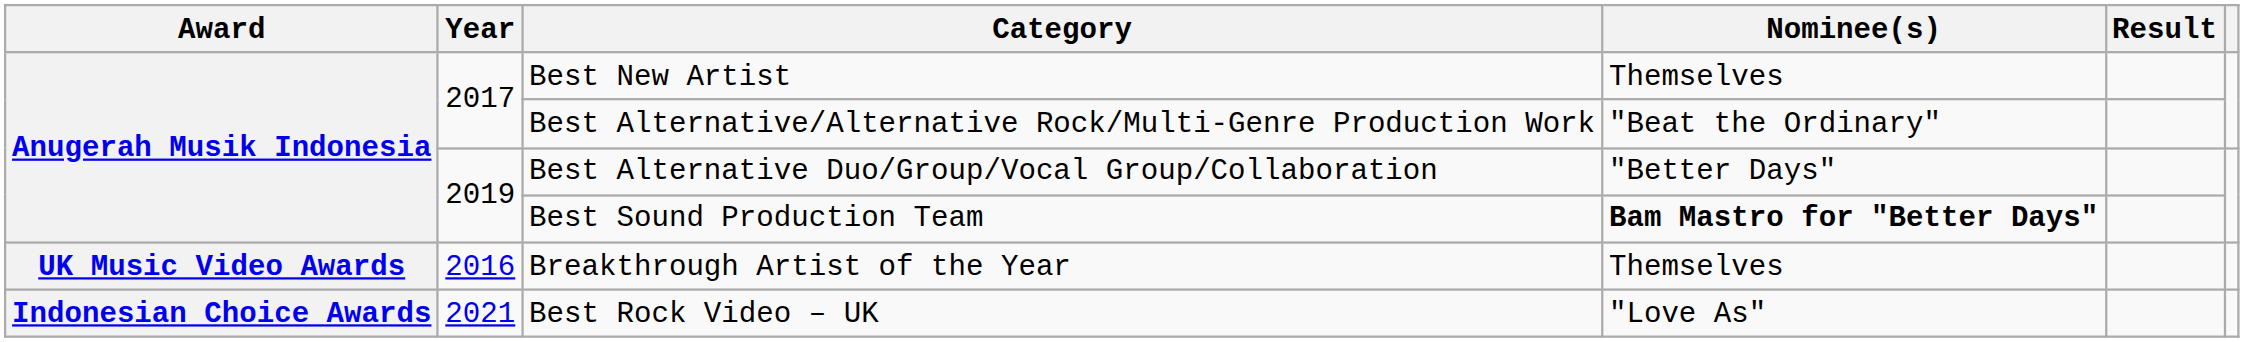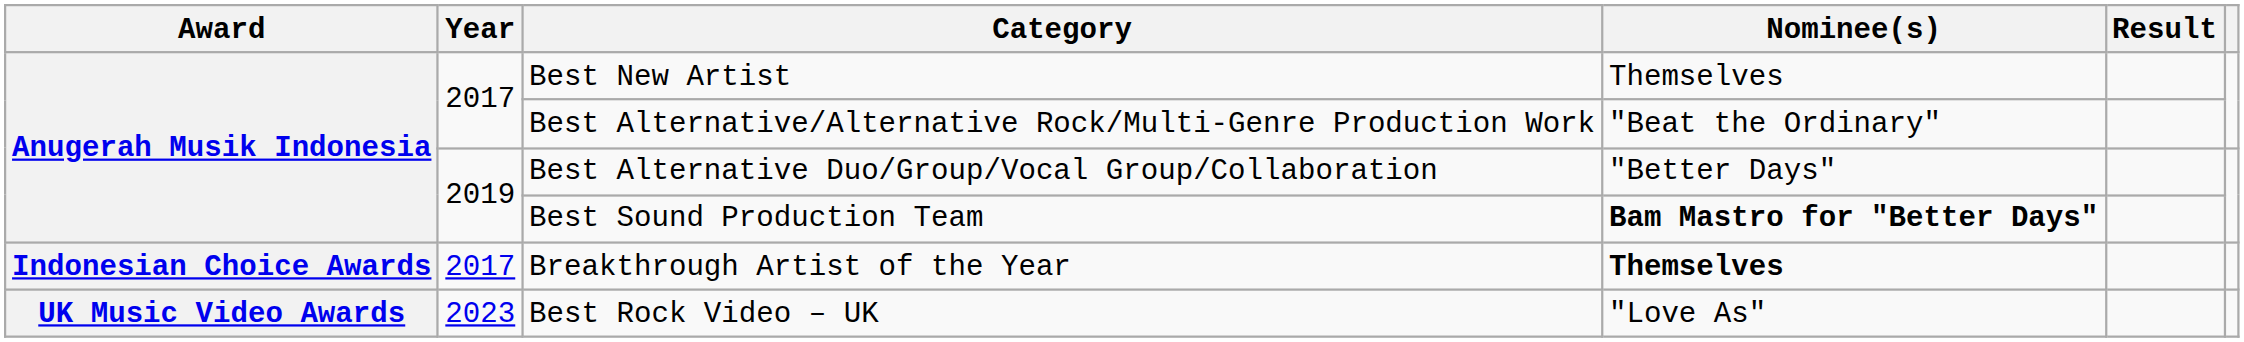(222, 266) UK Music Video Awards -> (222, 266) Indonesian Choice Awards
(480, 266) 2016 -> (480, 266) 2017
(1696, 266) normal -> (1696, 266) bold
(222, 314) Indonesian Choice Awards -> (222, 314) UK Music Video Awards
(480, 314) 2021 -> (480, 314) 2023
